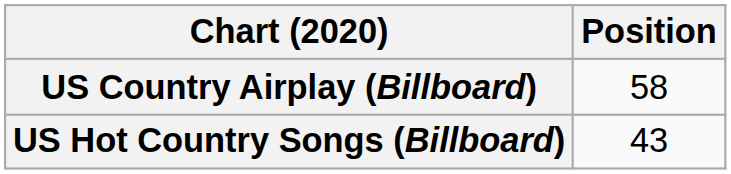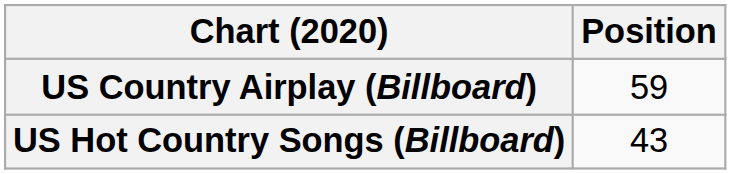(649, 86) 58 -> (649, 86) 59
